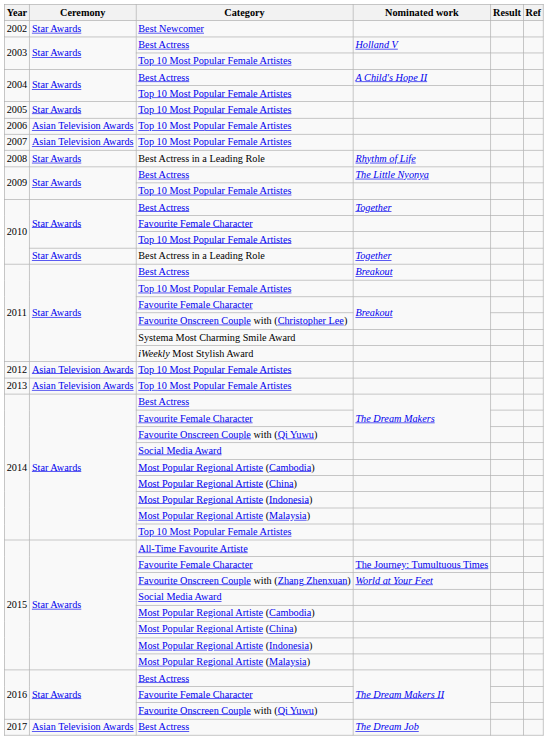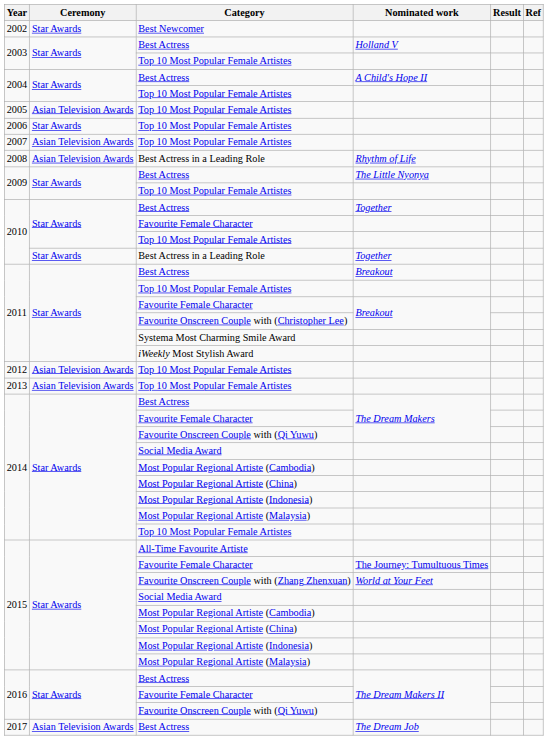(57, 110) Star Awards -> (83, 110) Asian Television Awards
(83, 126) Asian Television Awards -> (57, 126) Star Awards
(57, 158) Star Awards -> (83, 158) Asian Television Awards
